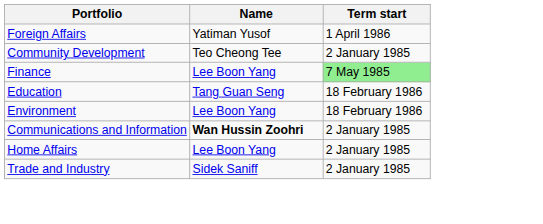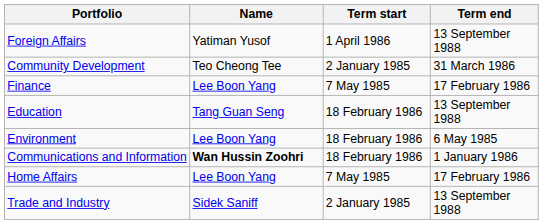+ column: (485, 14)
(358, 72) lightgreen background -> (358, 86) no background
(368, 131) 2 January 1985 -> (374, 158) 18 February 1986
(368, 150) 2 January 1985 -> (358, 177) 7 May 1985
